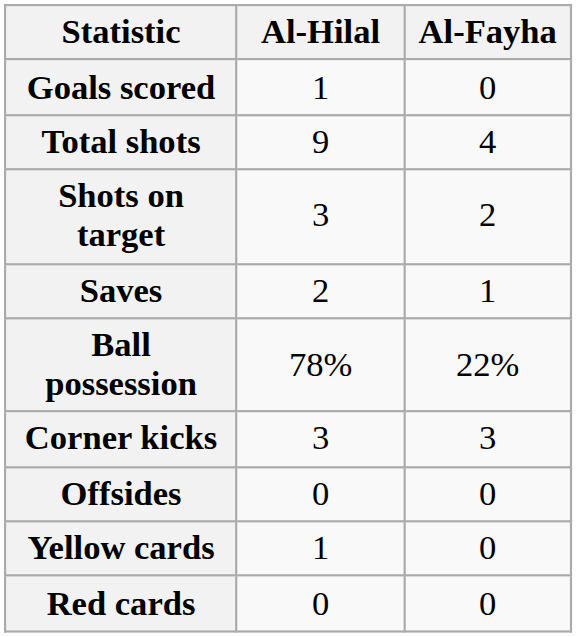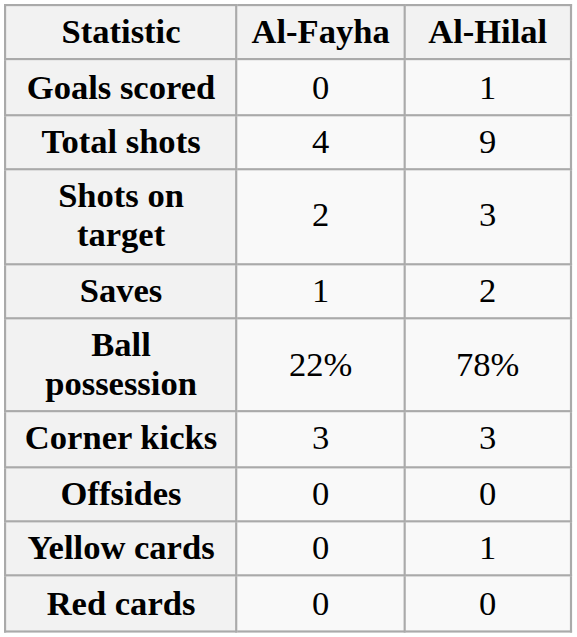columns swapped: (488, 31) <-> (321, 31)
